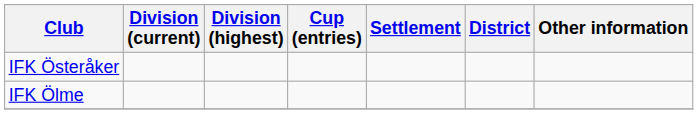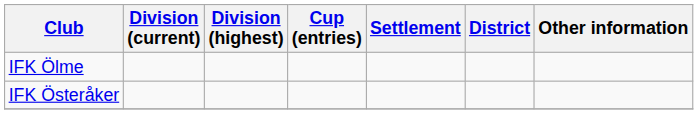rows swapped: (46, 94) <-> (64, 66)
